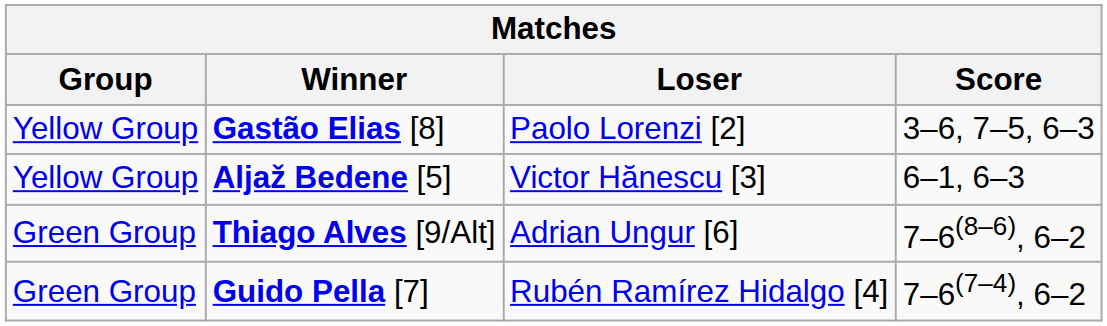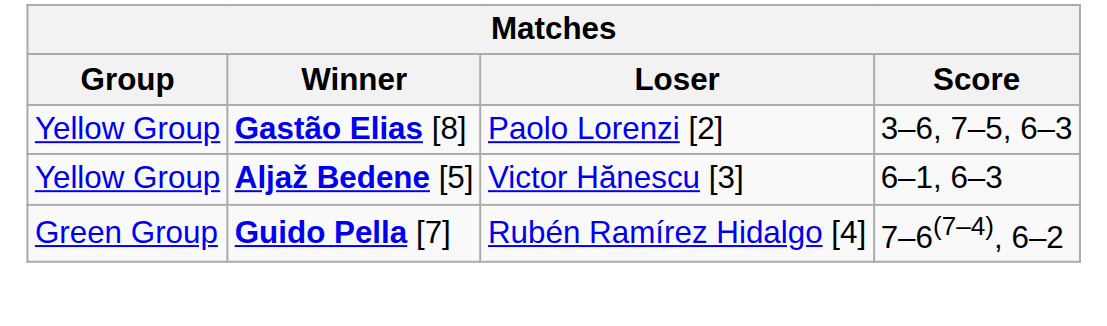- row: (354, 232)
